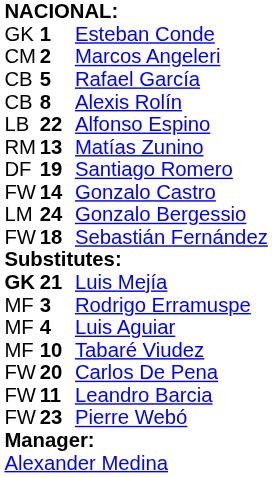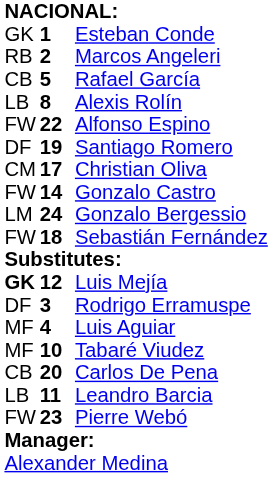(20, 56) CM -> (19, 56) RB
(19, 102) CB -> (17, 102) LB
(17, 124) LB -> (20, 124) FW
- row: (139, 147)
+ row: (141, 169)
(51, 282) 21 -> (51, 282) 12
(19, 305) MF -> (18, 305) DF
(20, 372) FW -> (19, 372) CB
(20, 395) FW -> (17, 395) LB
